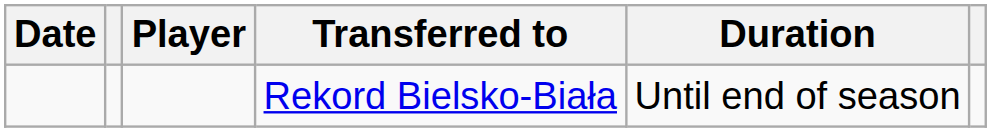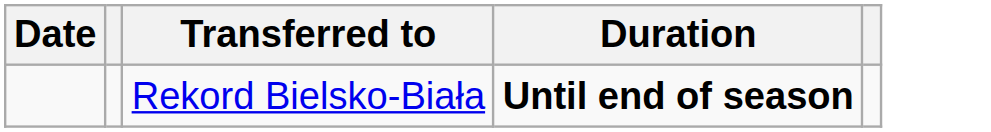- column: (189, 34)
(798, 95) normal -> (678, 95) bold
